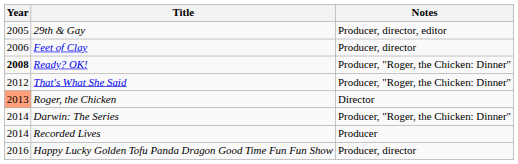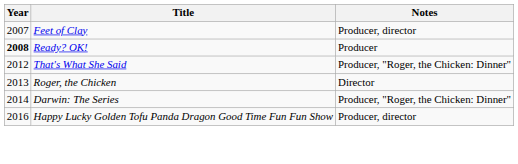- row: (59, 30)
(18, 47) 2006 -> (18, 30) 2007
(425, 64) Producer, "Roger, the Chicken: Dinner" -> (358, 47) Producer
(18, 99) lightsalmon background -> (18, 82) no background
- row: (67, 133)
